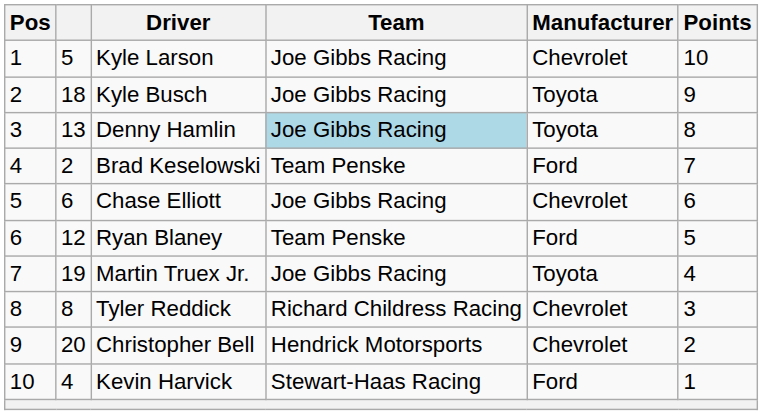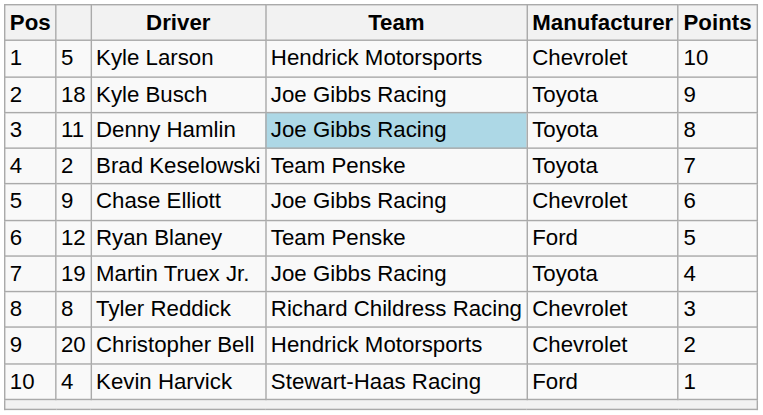(359, 57) Joe Gibbs Racing -> (377, 57) Hendrick Motorsports
(73, 129) 13 -> (73, 129) 11
(555, 165) Ford -> (565, 165) Toyota
(67, 201) 6 -> (67, 201) 9
